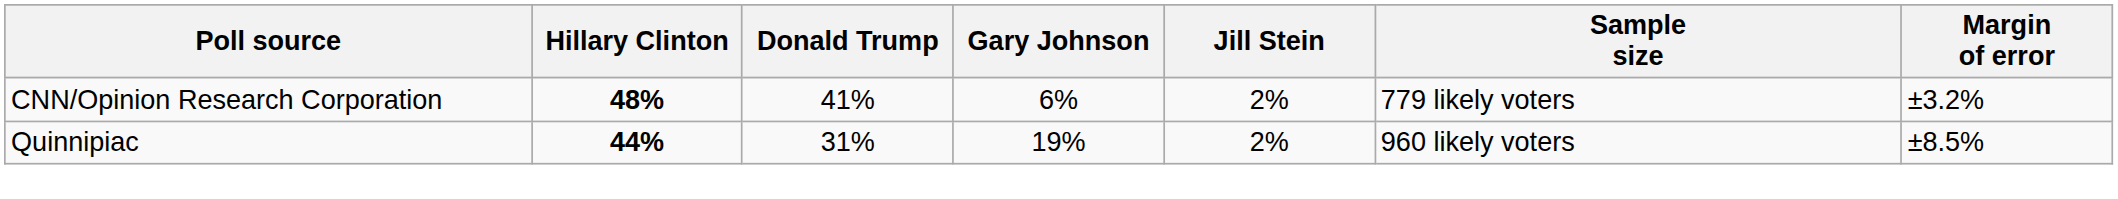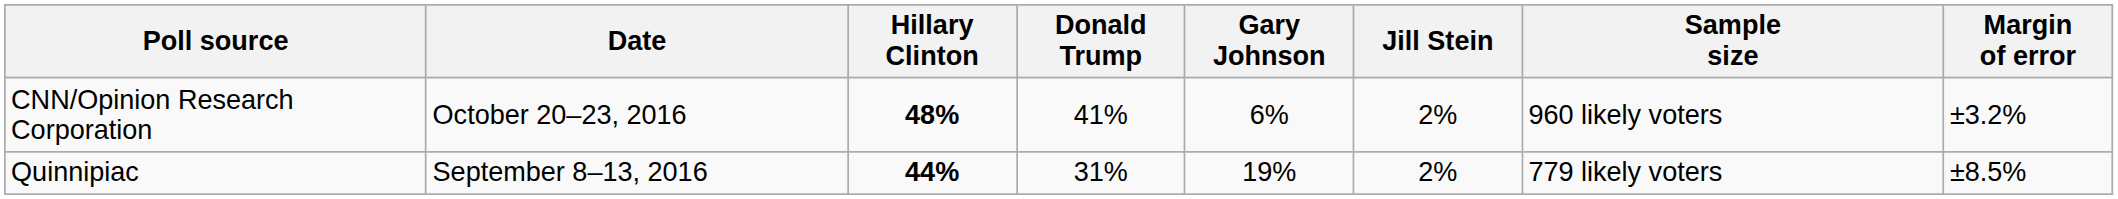+ column: (637, 41)
(1478, 99) 779 likely voters -> (1625, 114) 960 likely voters
(1478, 142) 960 likely voters -> (1625, 172) 779 likely voters
